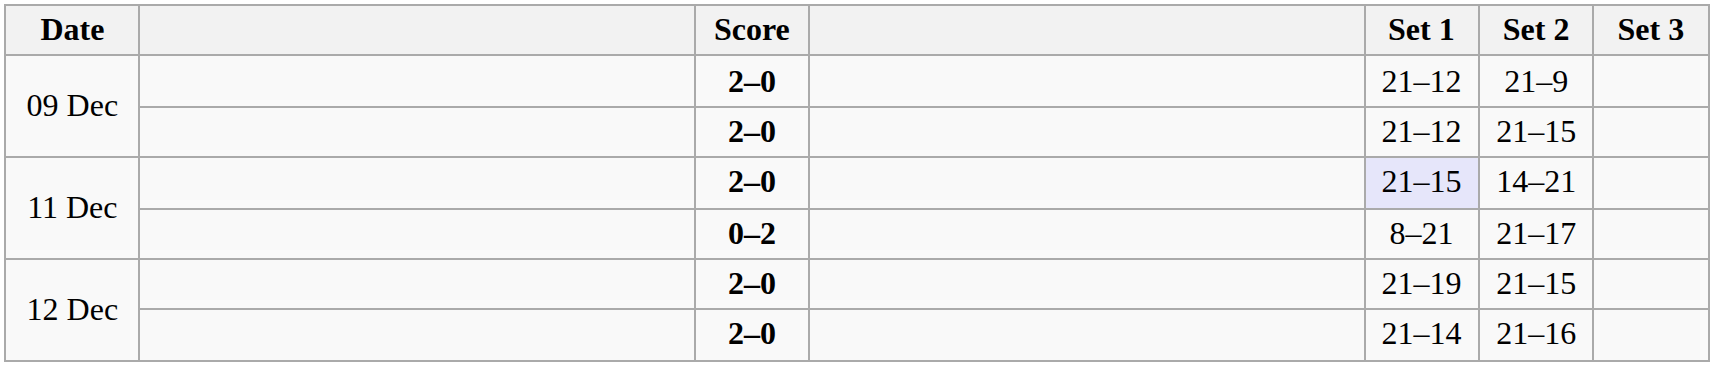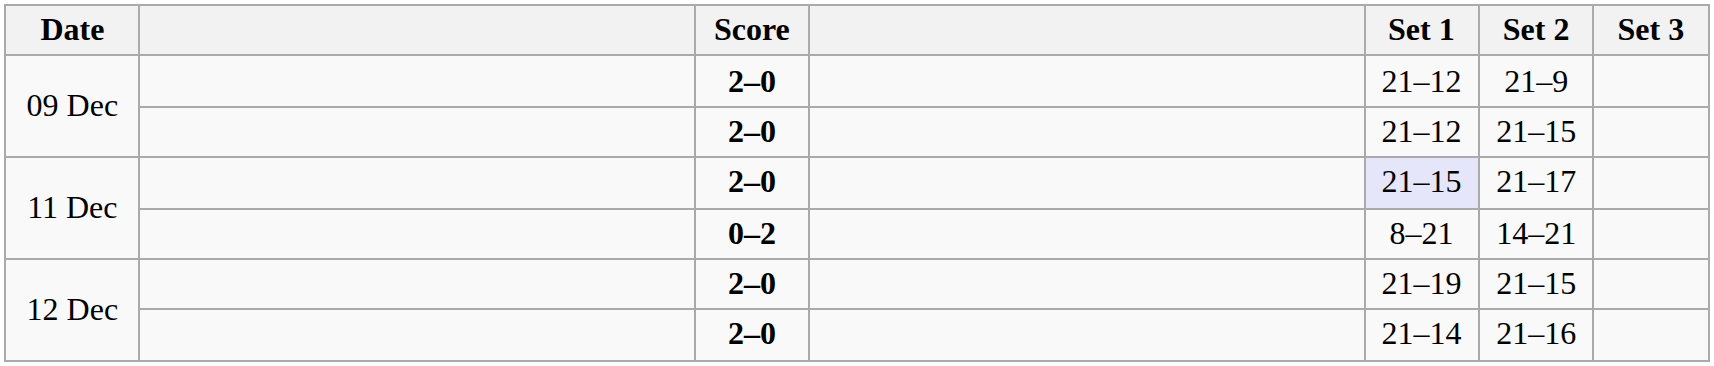(1536, 182) 14–21 -> (1536, 182) 21–17
(1536, 232) 21–17 -> (1536, 232) 14–21
